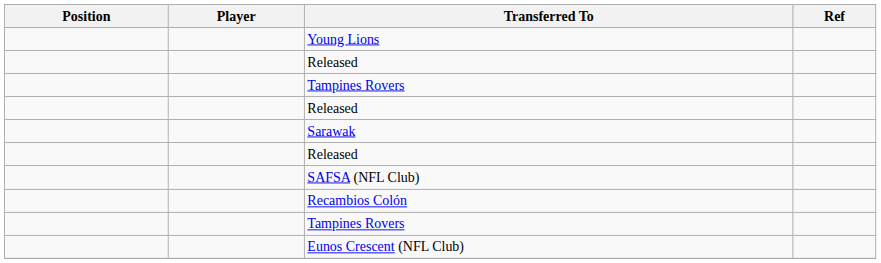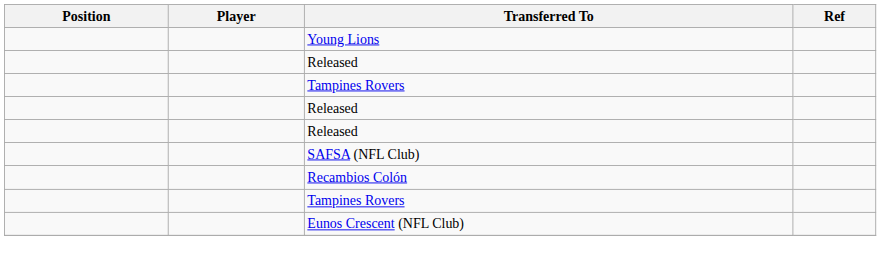- row: (86, 131)
